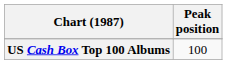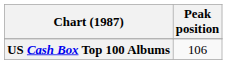(198, 49) 100 -> (198, 49) 106
